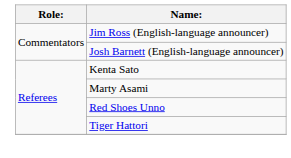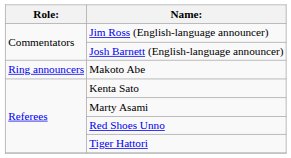+ row: (117, 69)
